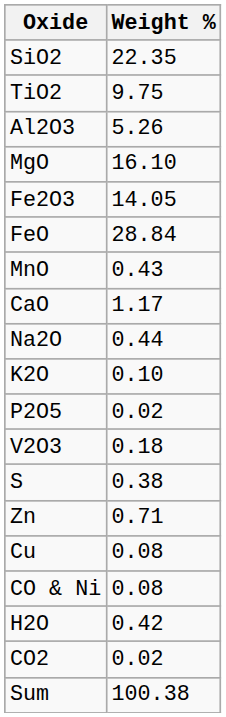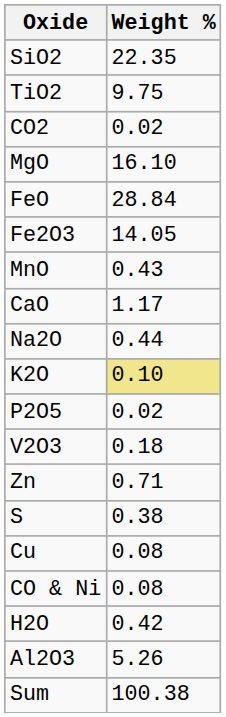rows swapped: (43, 129) <-> (30, 659)
rows swapped: (43, 199) <-> (30, 235)
(138, 376) no background -> (138, 376) khaki background
rows swapped: (17, 483) <-> (23, 518)
